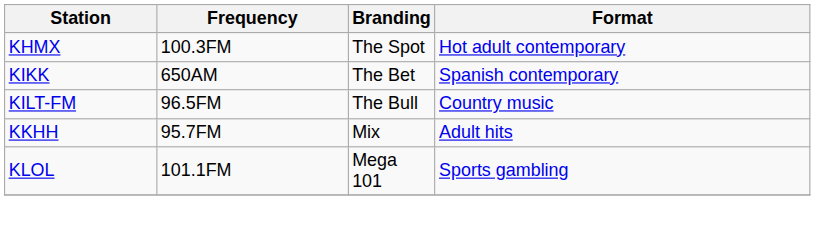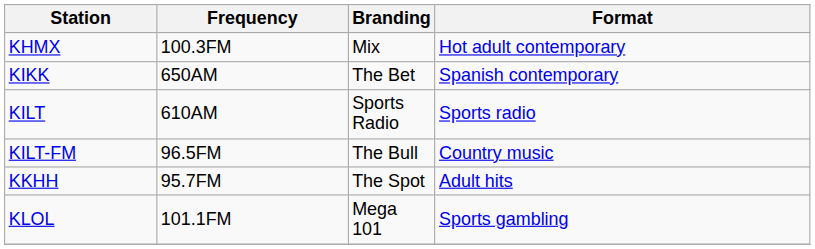(388, 47) The Spot -> (366, 47) Mix
+ row: (27, 114)
(366, 132) Mix -> (388, 180) The Spot
